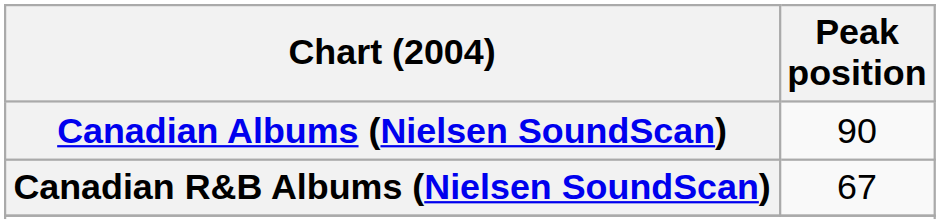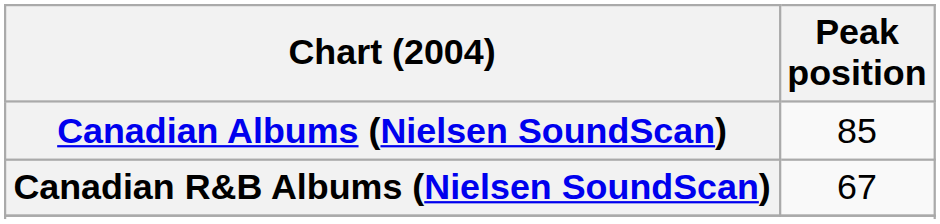(857, 130) 90 -> (857, 130) 85
